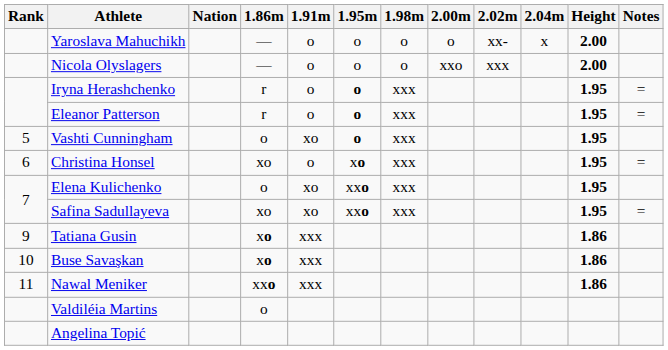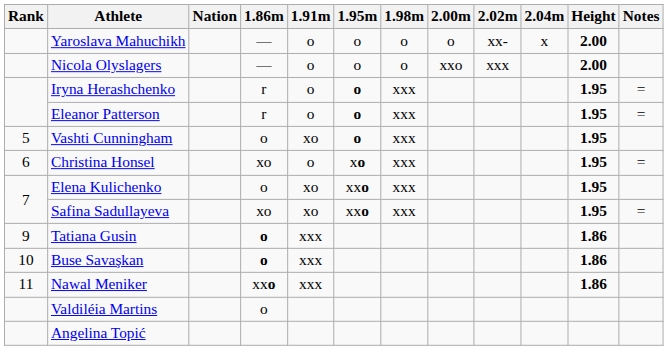(264, 235) xo -> (264, 235) o
(264, 260) xo -> (264, 260) o
